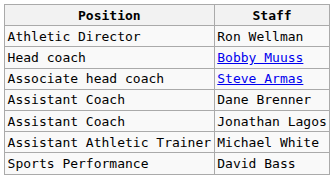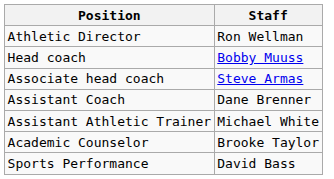- row: (272, 121)
+ row: (268, 142)
